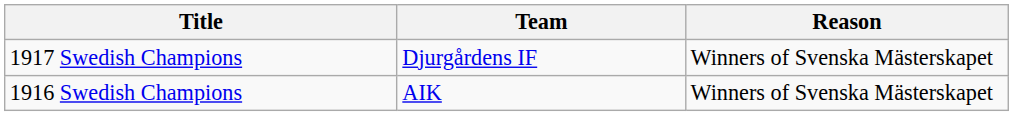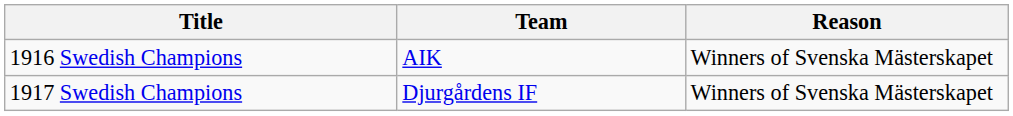rows swapped: (126, 92) <-> (126, 57)
